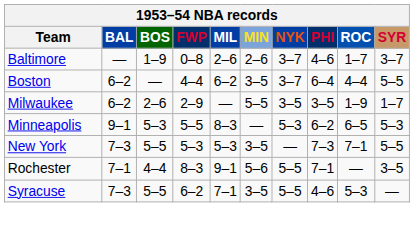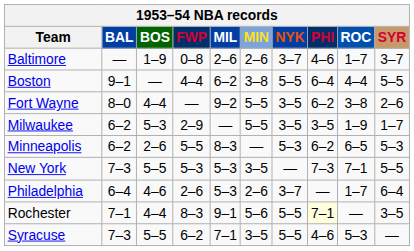(119, 81) 6–2 -> (119, 81) 9–1
(256, 81) 3–5 -> (256, 81) 3–8
(290, 81) 3–7 -> (290, 81) 5–5
+ row: (43, 103)
(155, 103) 2–6 -> (155, 125) 5–3
(119, 125) 9–1 -> (119, 147) 6–2
(155, 125) 5–3 -> (155, 147) 2–6
+ row: (45, 191)
(323, 169) no background -> (323, 213) lightyellow background
